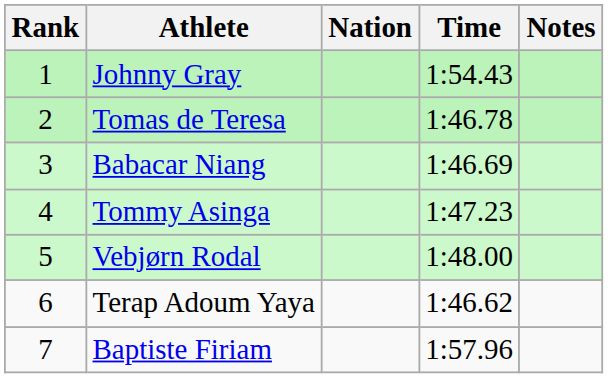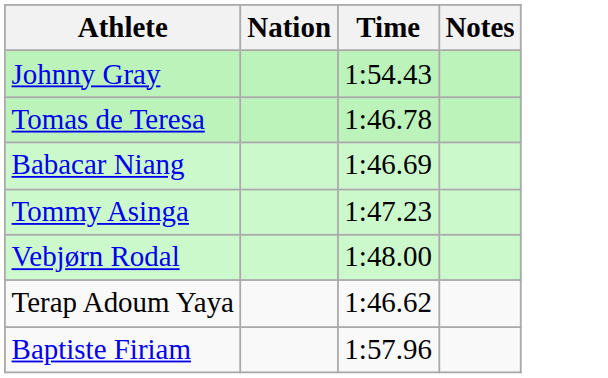- column: (45, 27)
